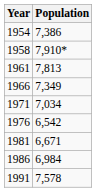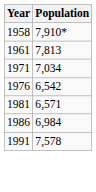- row: (19, 31)
- row: (19, 86)
(48, 141) 6,671 -> (48, 104) 6,571
